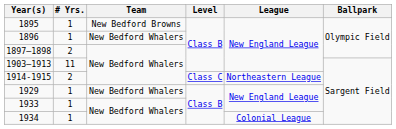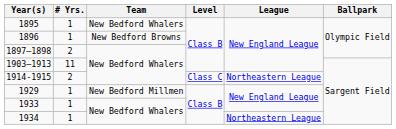(136, 25) New Bedford Browns -> (136, 25) New Bedford Whalers
(136, 38) New Bedford Whalers -> (136, 38) New Bedford Browns
(136, 92) New Bedford Whalers -> (136, 92) New Bedford Millmen
(274, 118) Colonial League -> (274, 118) Northeastern League
